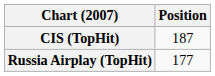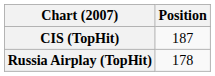(183, 60) 177 -> (183, 60) 178
